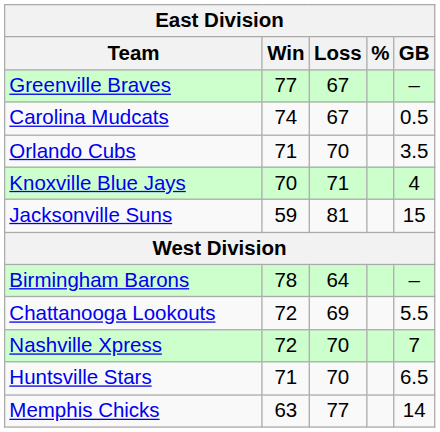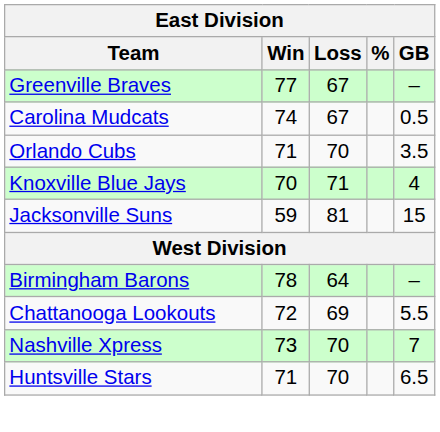(286, 345) 72 -> (286, 345) 73
- row: (84, 410)
